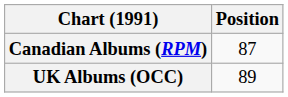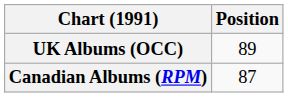rows swapped: (108, 48) <-> (108, 77)
